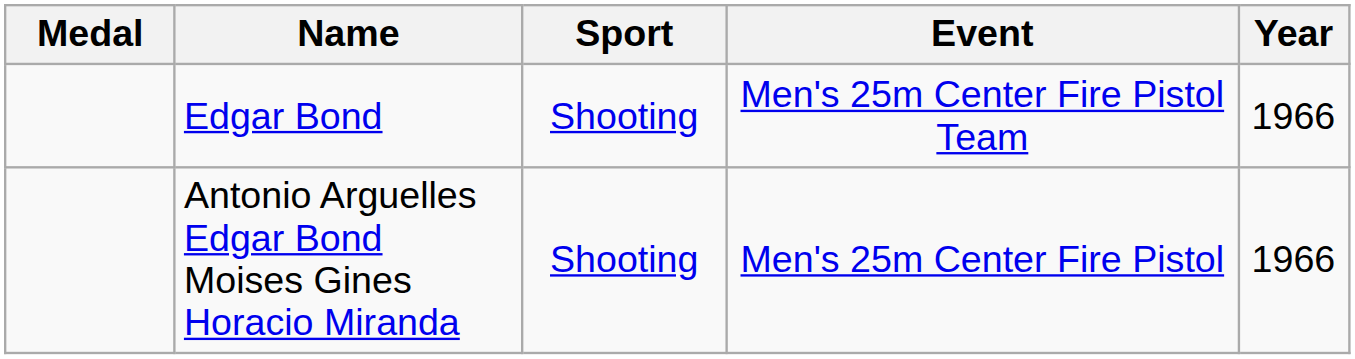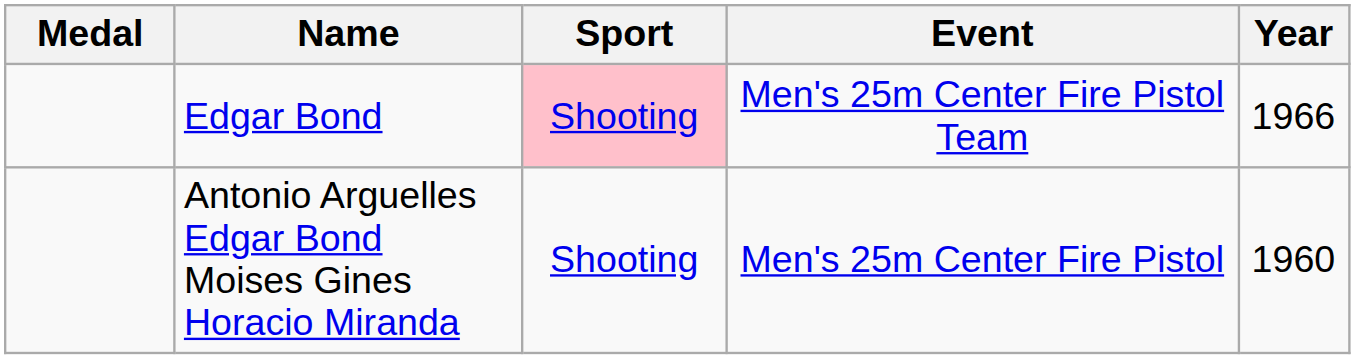(624, 115) no background -> (624, 115) pink background
(1293, 259) 1966 -> (1293, 259) 1960
